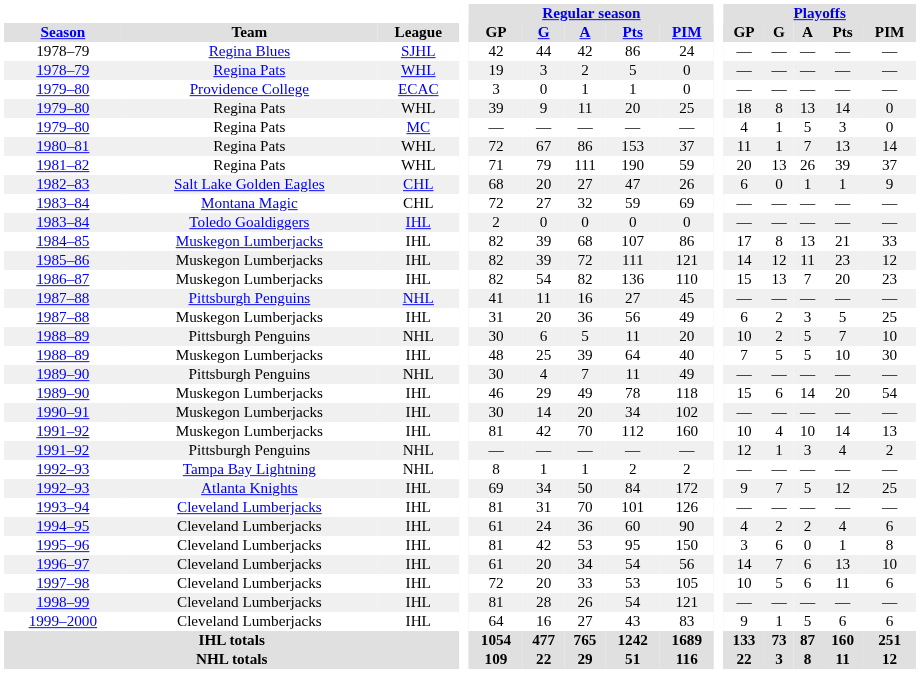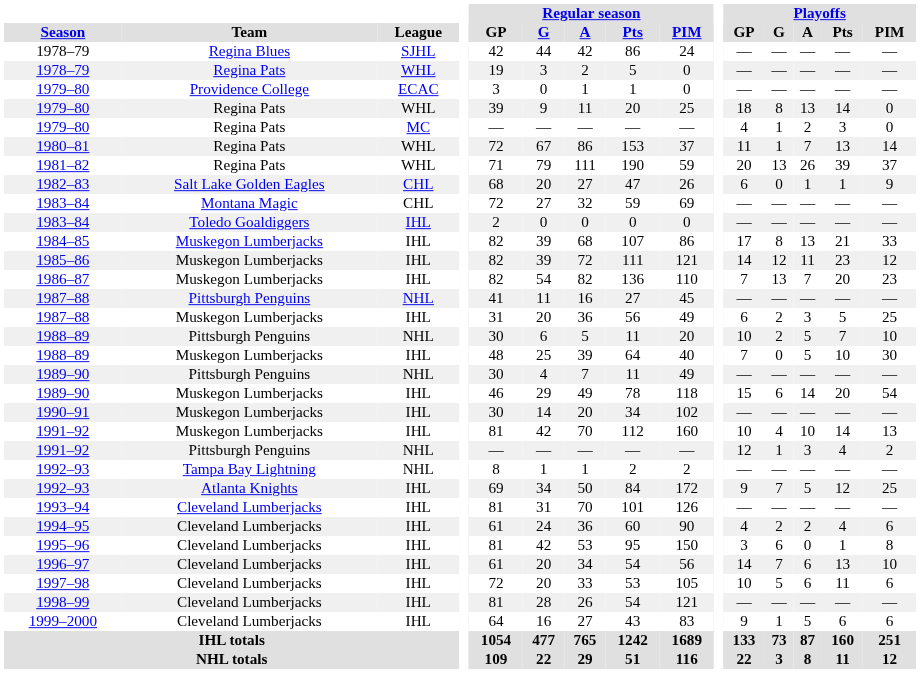(808, 127) 5 -> (808, 127) 2
(744, 279) 15 -> (744, 279) 7
(779, 355) 5 -> (779, 355) 0
